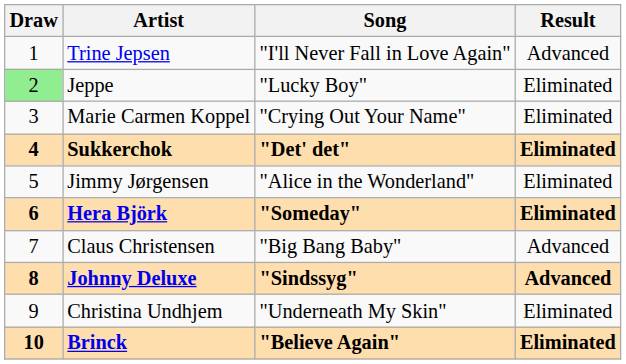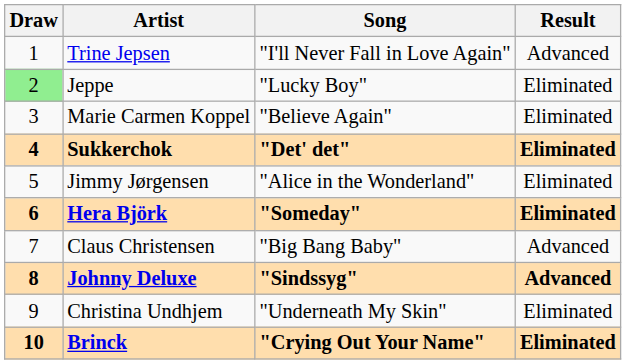(363, 117) "Crying Out Your Name" -> (326, 117) "Believe Again"
(330, 342) "Believe Again" -> (372, 342) "Crying Out Your Name"
